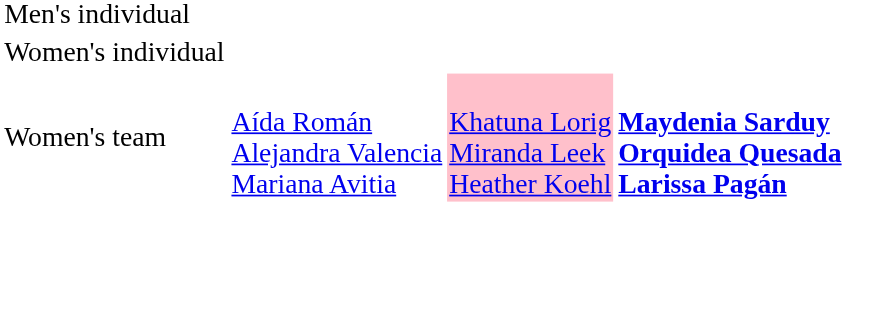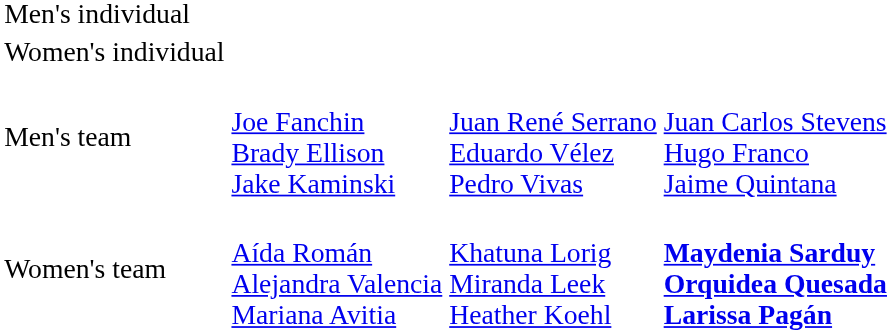+ row: (68, 137)
(530, 152) pink background -> (530, 284) no background
